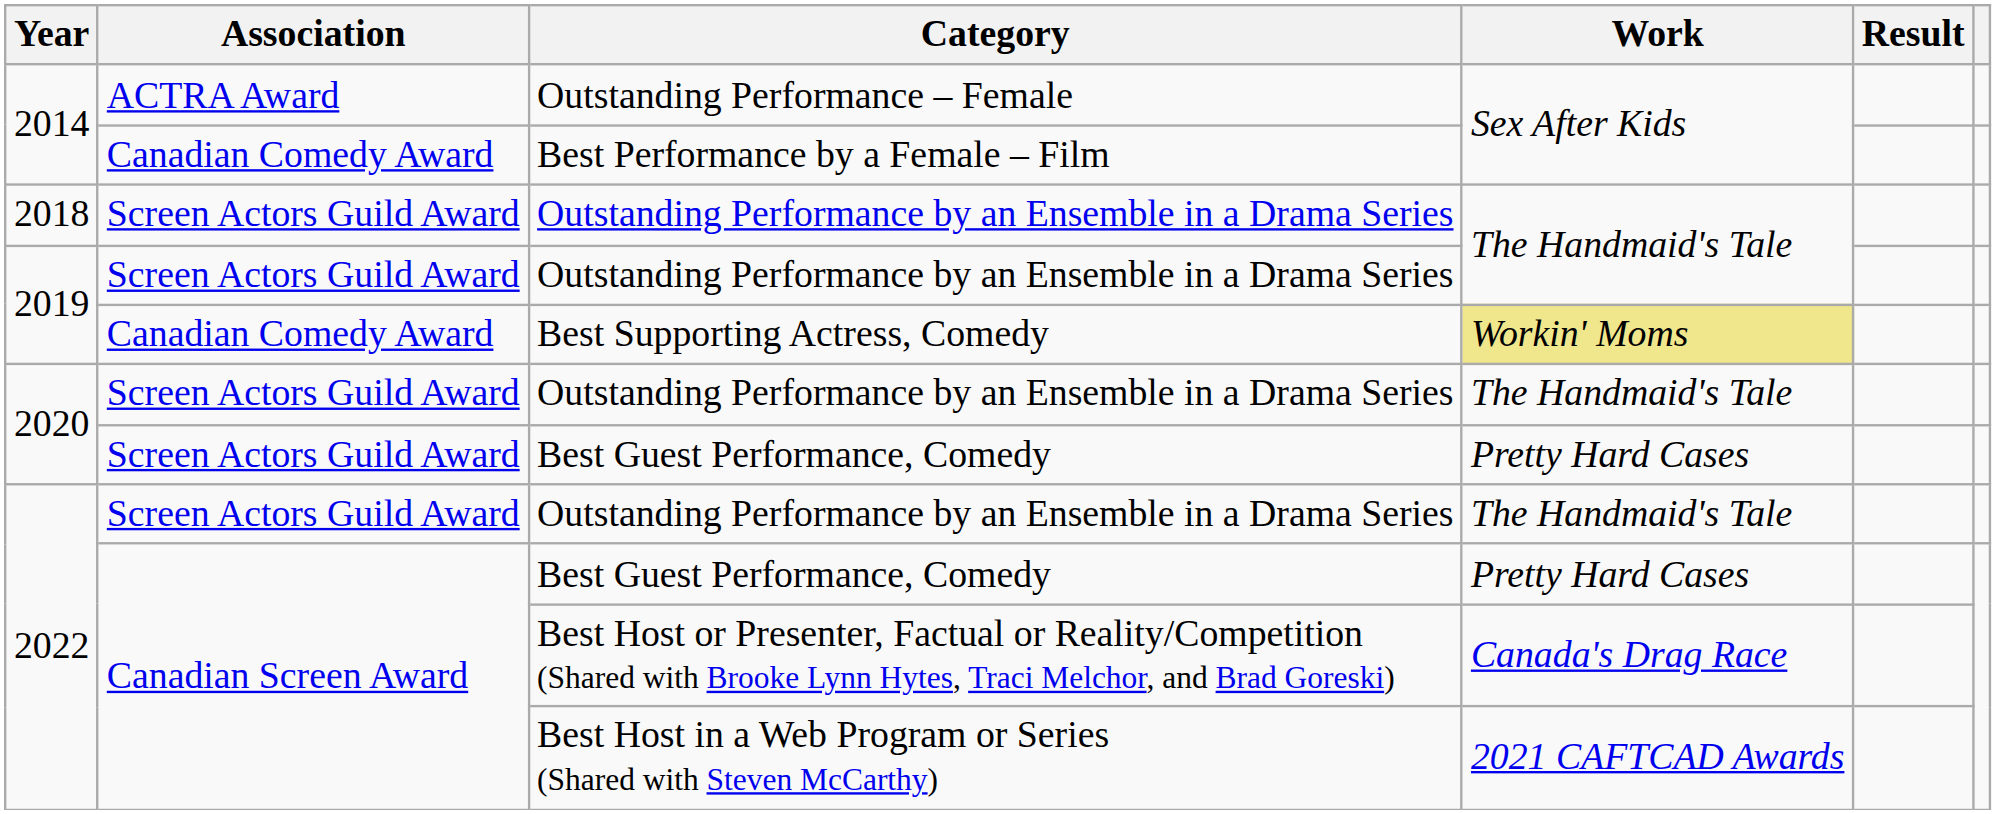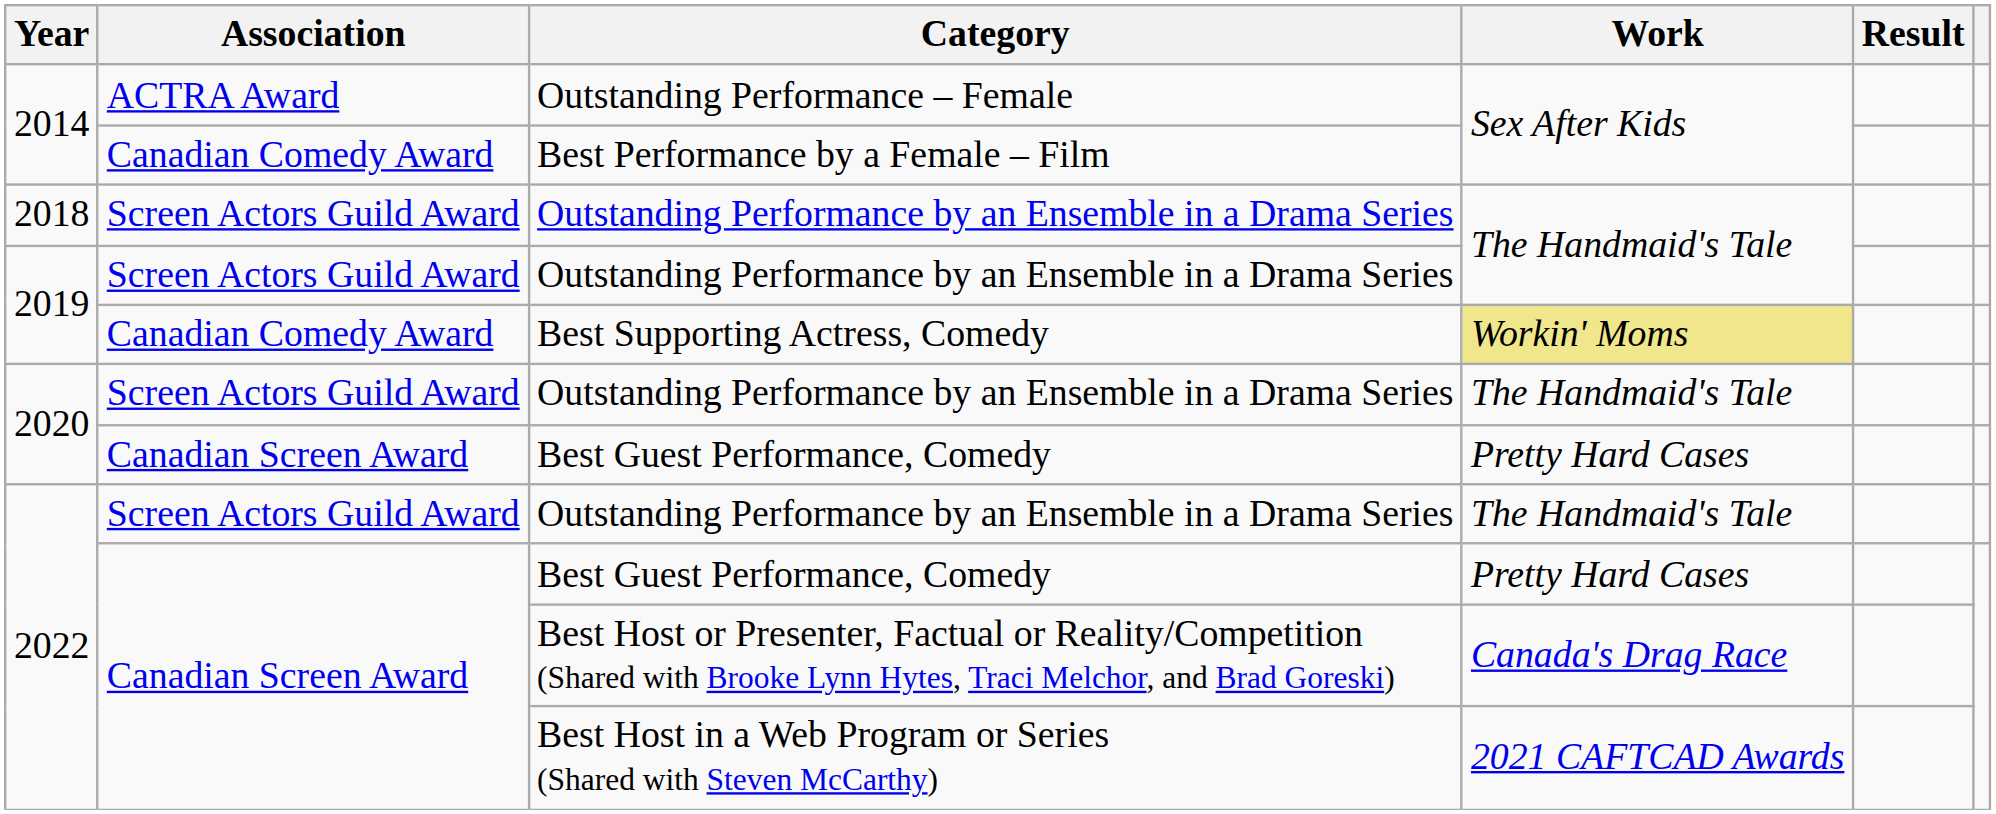(313, 453) Screen Actors Guild Award -> (288, 453) Canadian Screen Award
